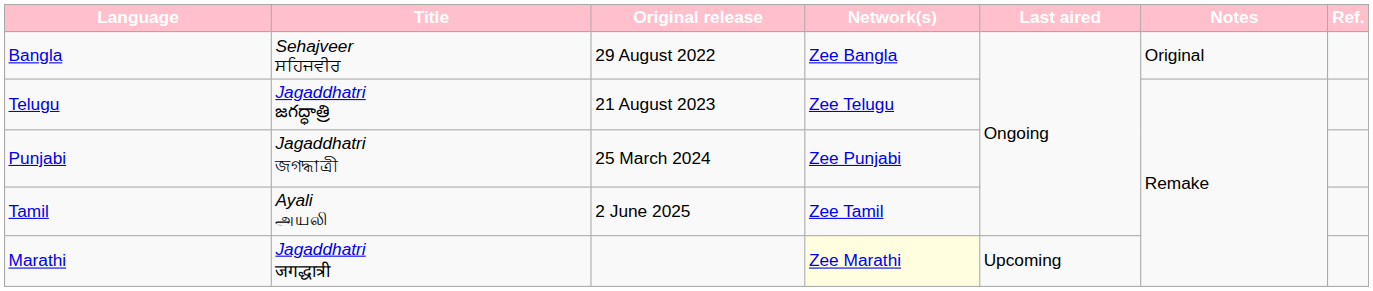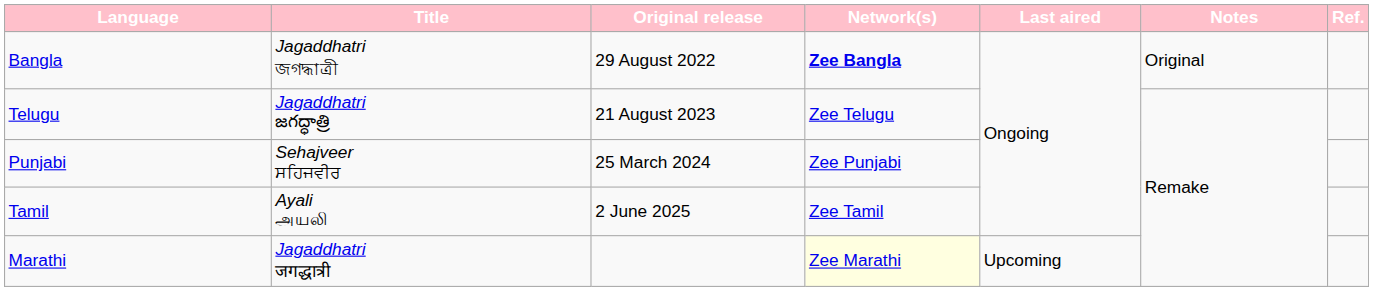(314, 55) Sehajveer ਸਹਿਜਵੀਰ -> (321, 57) Jagaddhatri জগদ্ধাত্রী
(853, 55) normal -> (855, 60) bold
(321, 155) Jagaddhatri জগদ্ধাত্রী -> (314, 163) Sehajveer ਸਹਿਜਵੀਰ
